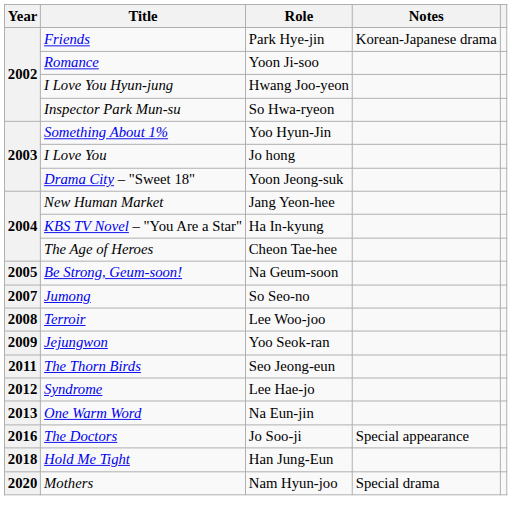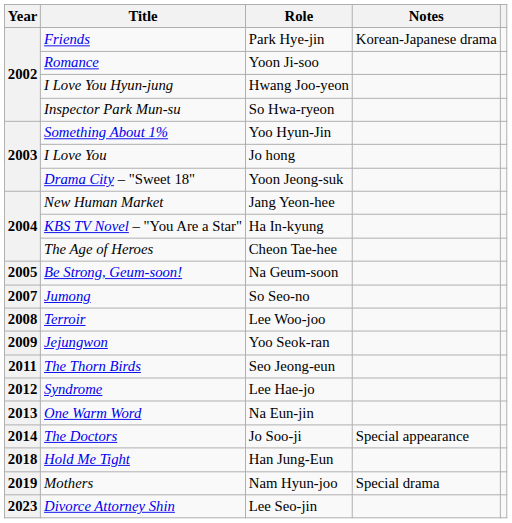(23, 436) 2016 -> (23, 436) 2014
(23, 483) 2020 -> (23, 483) 2019
+ row: (109, 506)
